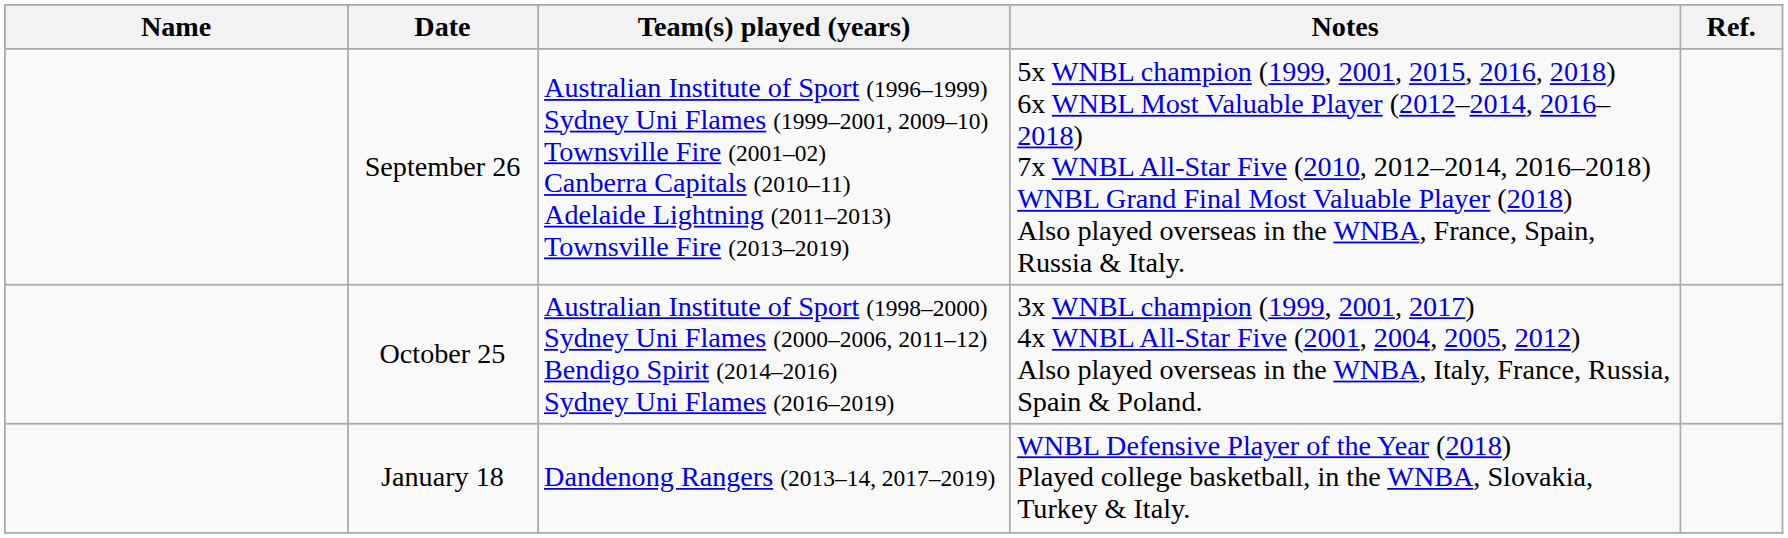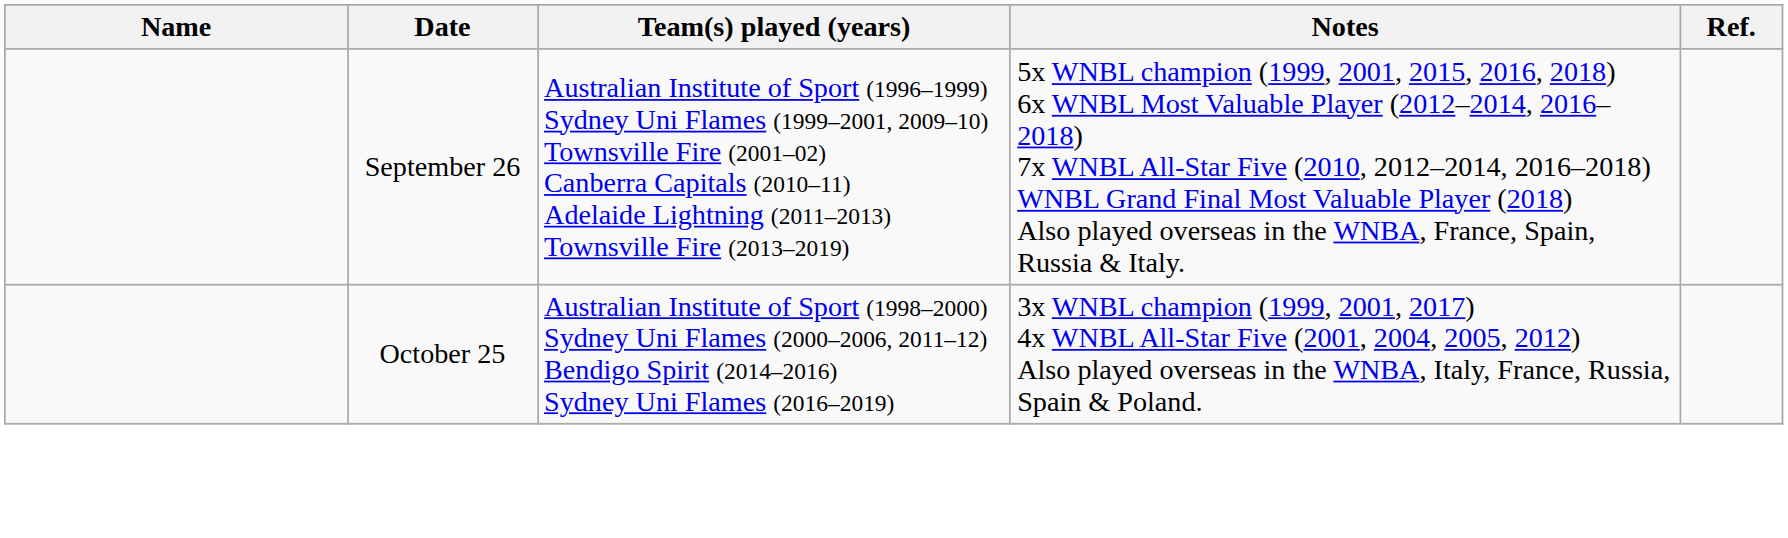- row: (442, 477)
